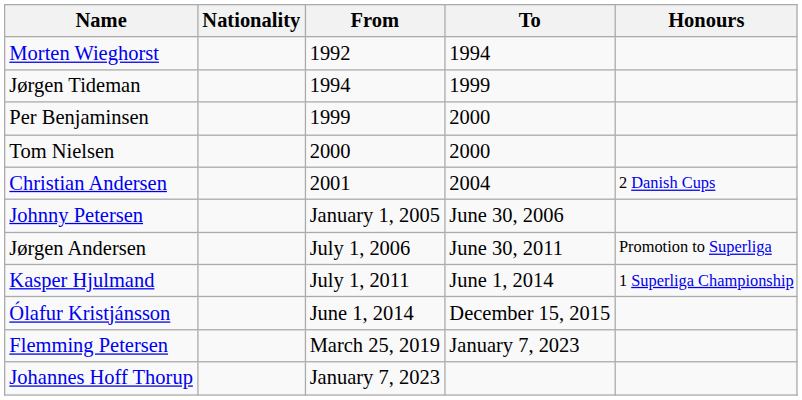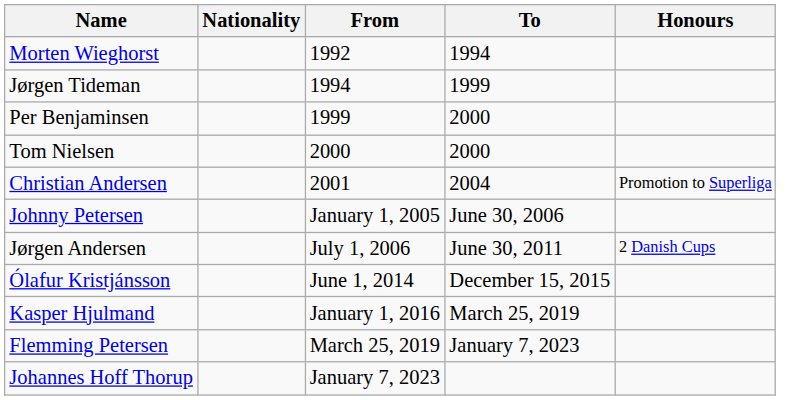(667, 183) 2 Danish Cups -> (695, 183) Promotion to Superliga
(695, 248) Promotion to Superliga -> (667, 248) 2 Danish Cups
- row: (360, 280)
+ row: (375, 313)
